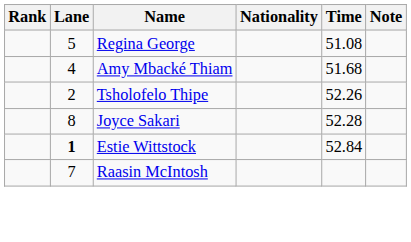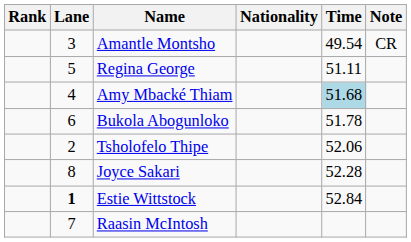+ row: (156, 43)
(344, 43) 51.08 -> (344, 69) 51.11
(344, 69) no background -> (344, 95) lightblue background
+ row: (163, 120)
(344, 95) 52.26 -> (344, 146) 52.06
